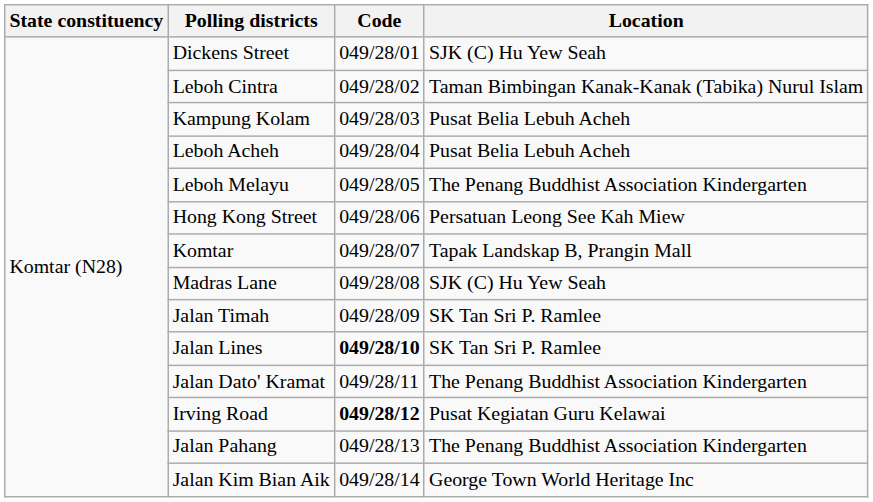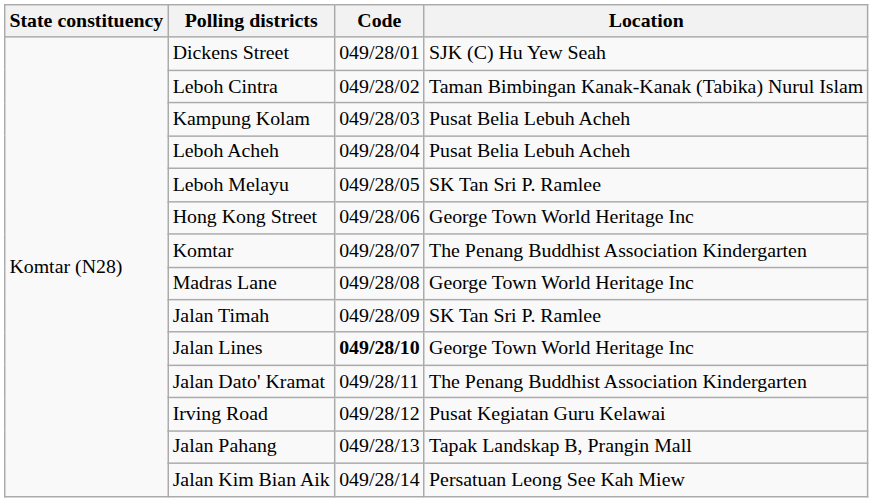(618, 184) The Penang Buddhist Association Kindergarten -> (515, 184) SK Tan Sri P. Ramlee
(557, 217) Persatuan Leong See Kah Miew -> (561, 217) George Town World Heritage Inc
(560, 249) Tapak Landskap B, Prangin Mall -> (618, 249) The Penang Buddhist Association Kindergarten
(518, 282) SJK (C) Hu Yew Seah -> (561, 282) George Town World Heritage Inc
(515, 348) SK Tan Sri P. Ramlee -> (561, 348) George Town World Heritage Inc
(379, 413) bold -> (379, 413) normal
(618, 446) The Penang Buddhist Association Kindergarten -> (560, 446) Tapak Landskap B, Prangin Mall
(561, 479) George Town World Heritage Inc -> (557, 479) Persatuan Leong See Kah Miew
